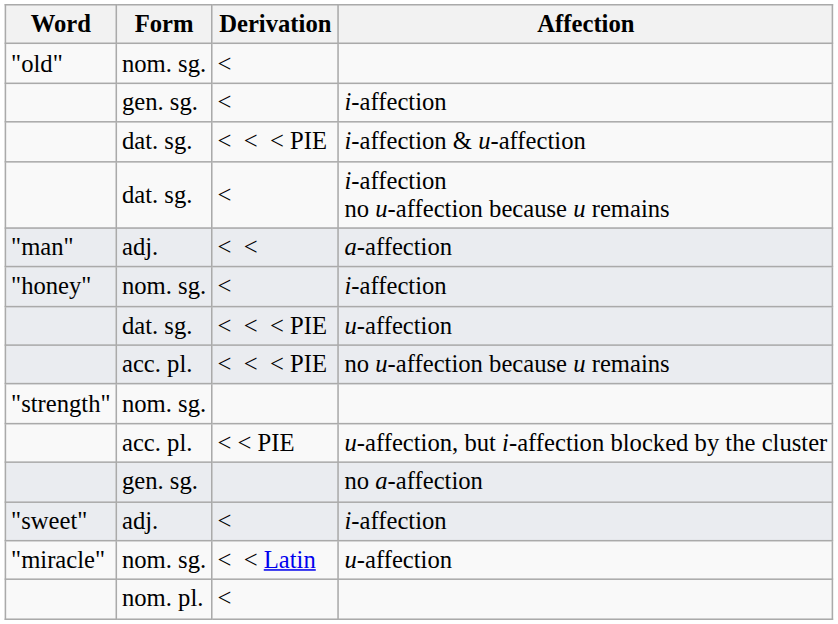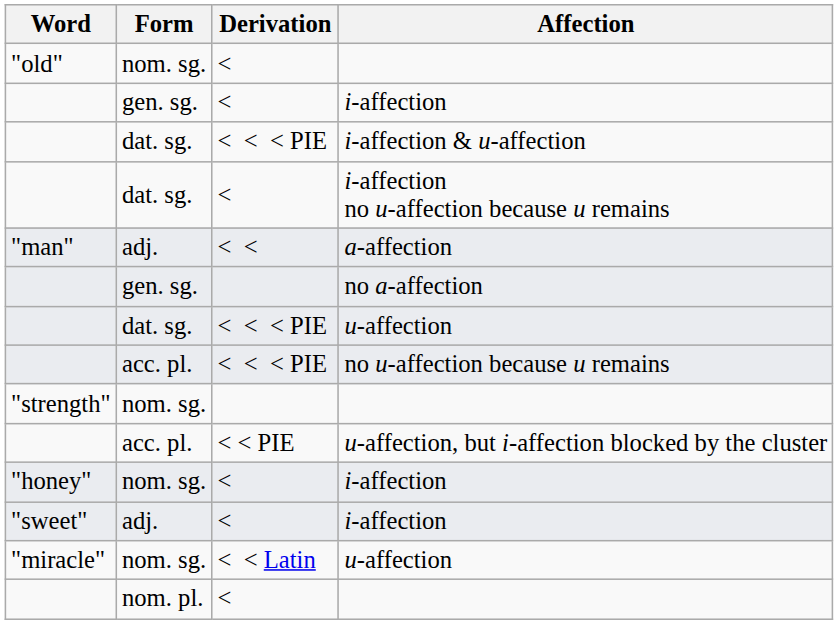rows swapped: (61, 482) <-> (61, 286)
